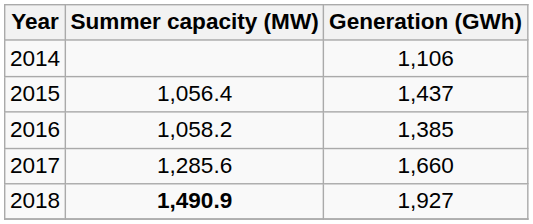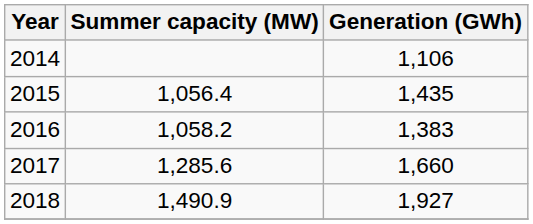(426, 93) 1,437 -> (426, 93) 1,435
(426, 129) 1,385 -> (426, 129) 1,383
(195, 201) bold -> (195, 201) normal
